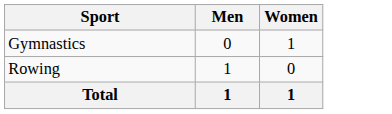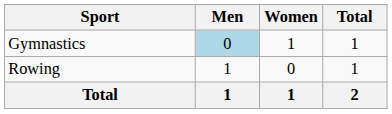+ column: (355, 17)
(227, 43) no background -> (227, 43) lightblue background
